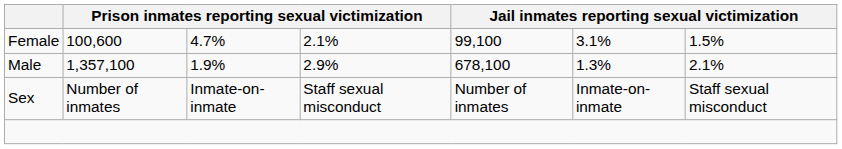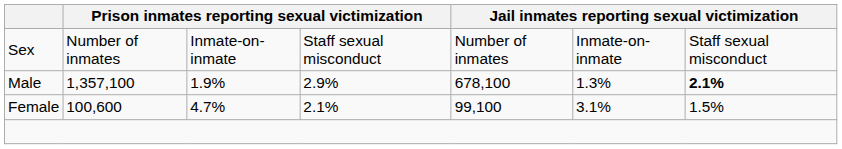rows swapped: (21, 98) <-> (34, 41)
(706, 65) normal -> (706, 82) bold
